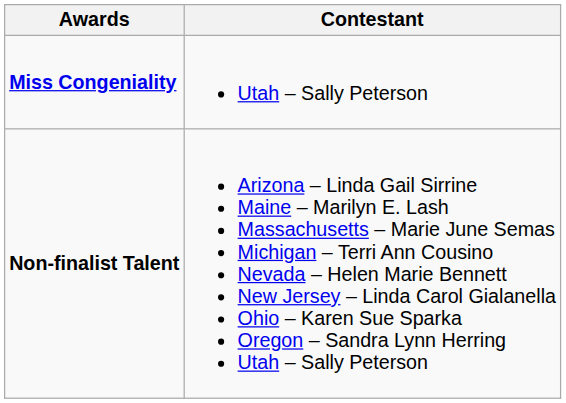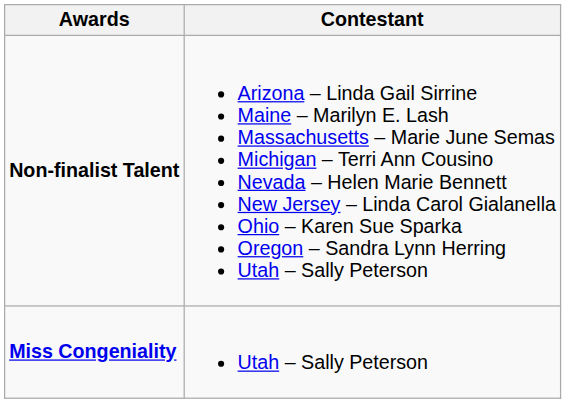rows swapped: (94, 263) <-> (93, 82)
